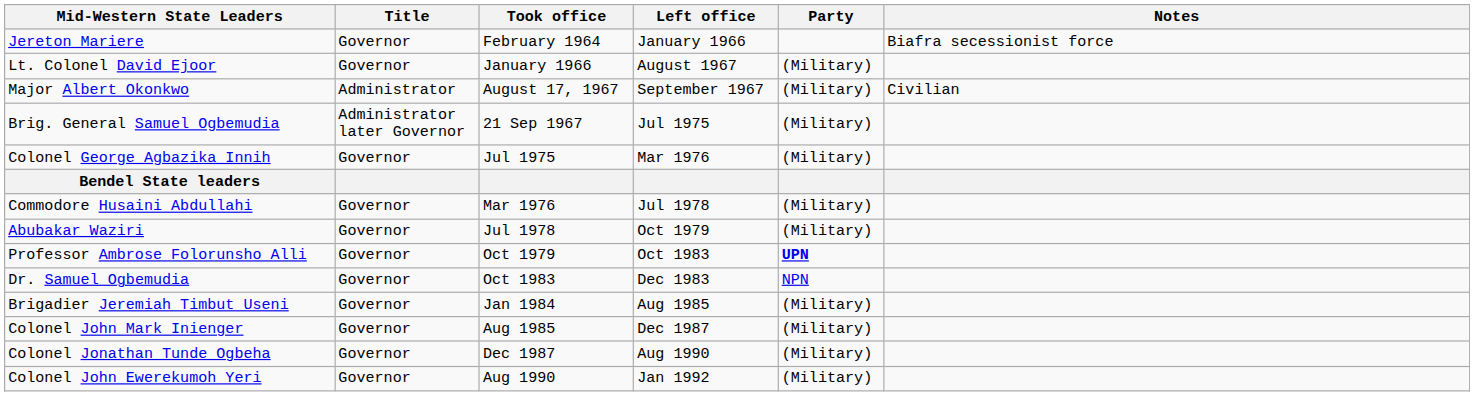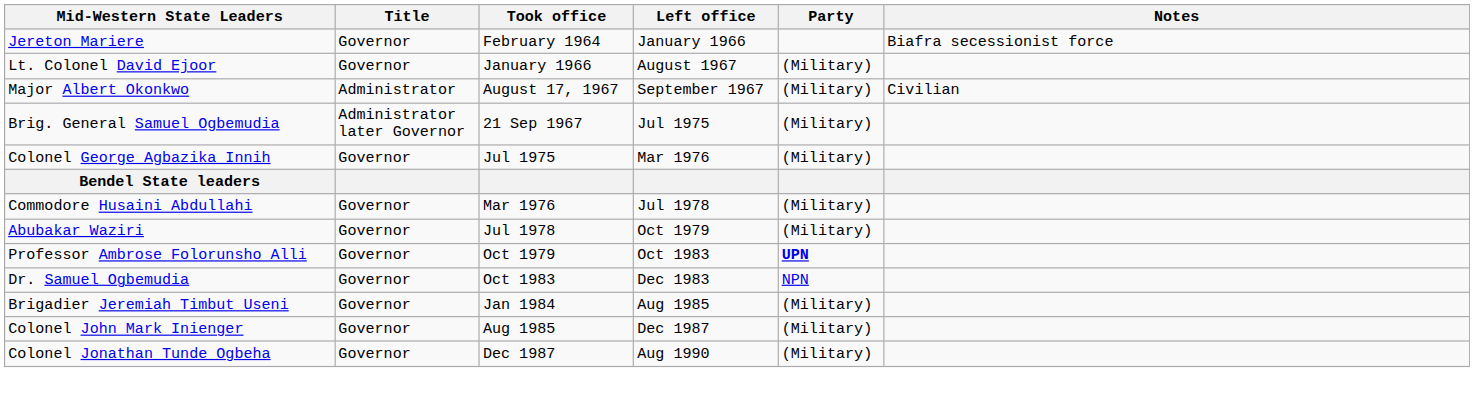- row: (135, 378)
